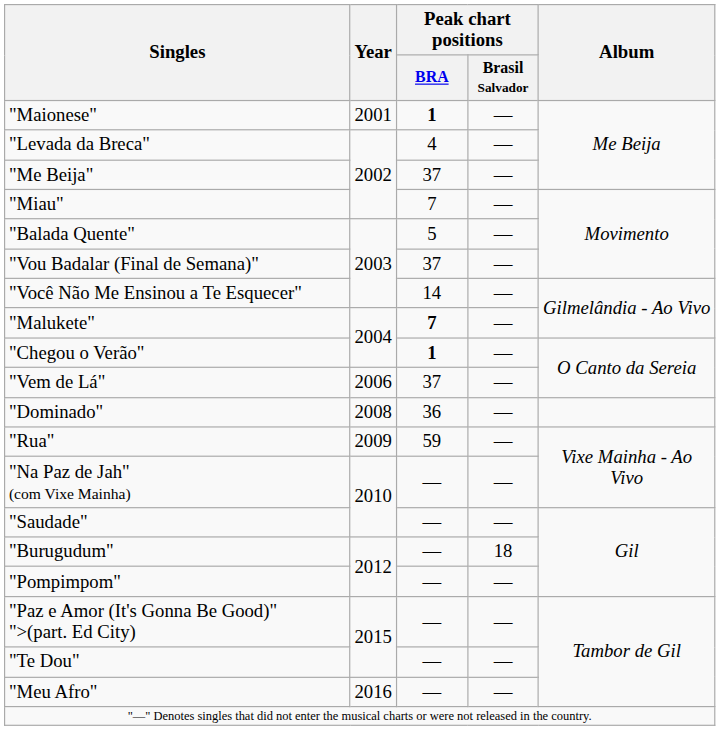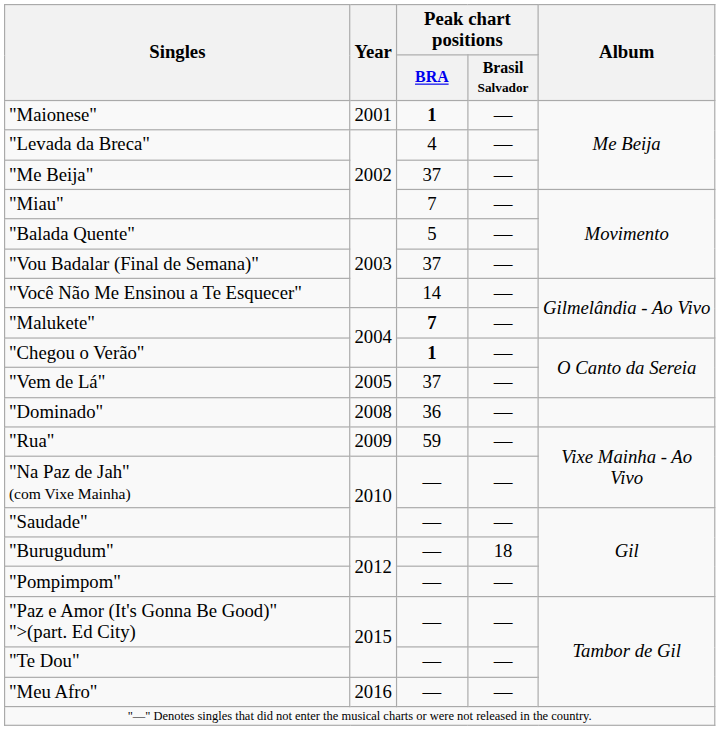(373, 382) 2006 -> (373, 382) 2005
